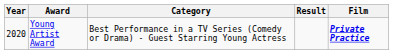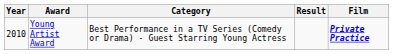(16, 34) 2020 -> (16, 34) 2010
